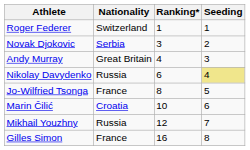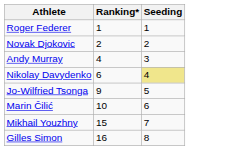- column: (124, 12)
(159, 43) 3 -> (99, 43) 2
(159, 91) 8 -> (99, 91) 9
(162, 122) 12 -> (102, 122) 15
